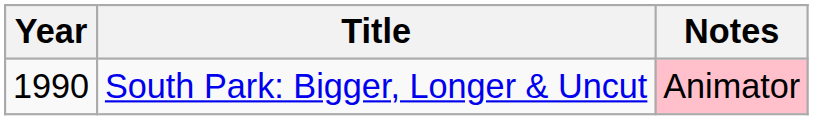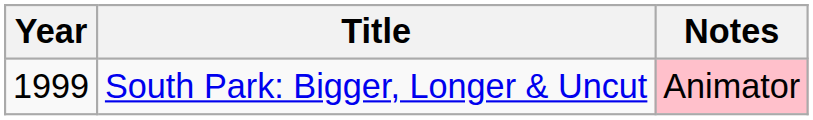(51, 85) 1990 -> (51, 85) 1999
